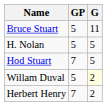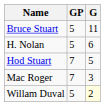(92, 45) 5 -> (91, 45) 6
+ row: (30, 77)
- row: (36, 93)
